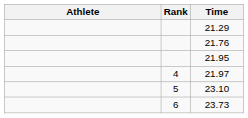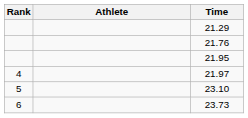columns swapped: (176, 12) <-> (83, 12)
